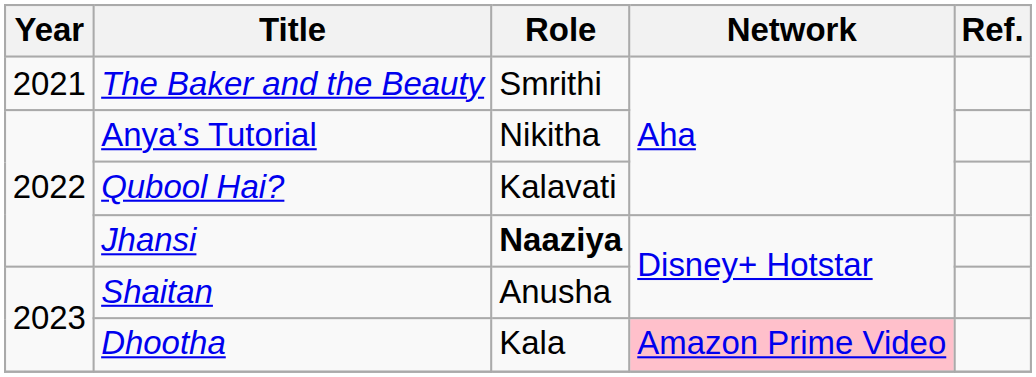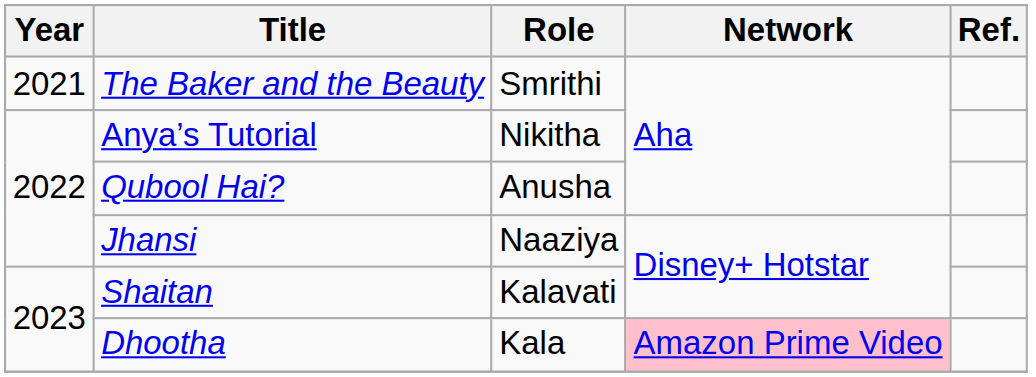(558, 187) Kalavati -> (555, 187) Anusha
(561, 239) bold -> (559, 239) normal
(555, 291) Anusha -> (558, 291) Kalavati
